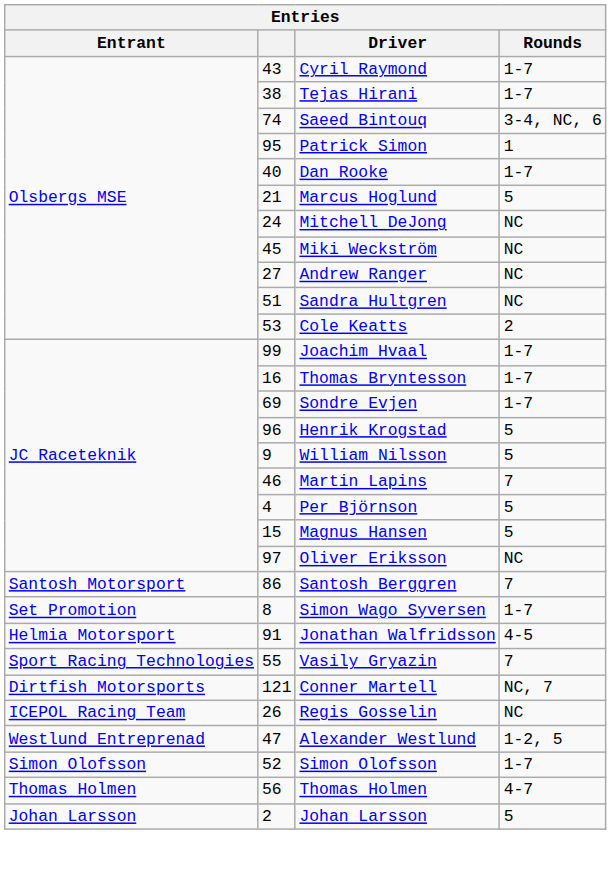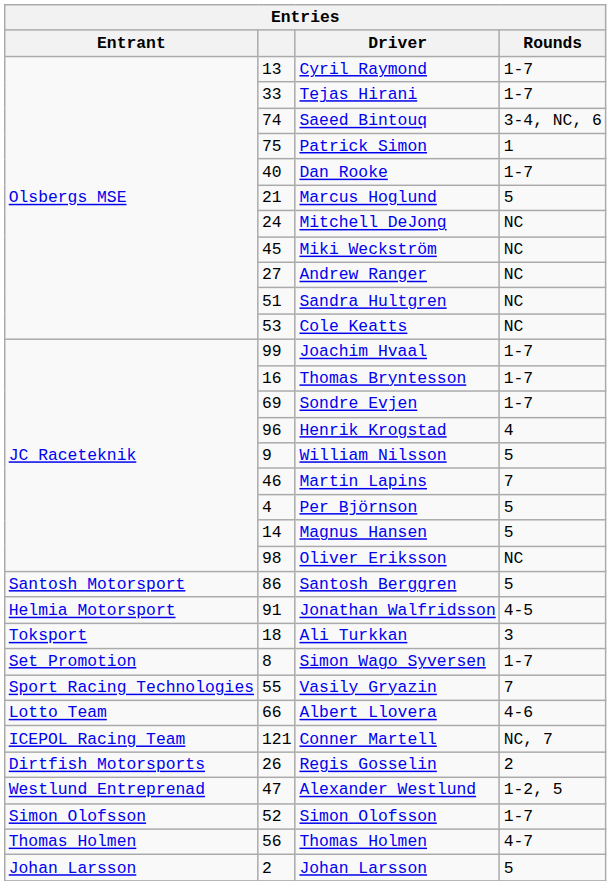(272, 69) 43 -> (272, 69) 13
(272, 95) 38 -> (272, 95) 33
(272, 146) 95 -> (272, 146) 75
(509, 327) 2 -> (514, 327) NC
(509, 430) 5 -> (509, 430) 4
(272, 533) 15 -> (272, 533) 14
(272, 559) 97 -> (272, 559) 98
(509, 584) 7 -> (509, 584) 5
rows swapped: (393, 610) <-> (398, 636)
+ row: (353, 636)
+ row: (368, 713)
(107, 687) Dirtfish Motorsports -> (97, 739) ICEPOL Racing Team
(97, 713) ICEPOL Racing Team -> (107, 765) Dirtfish Motorsports
(514, 713) NC -> (509, 765) 2
